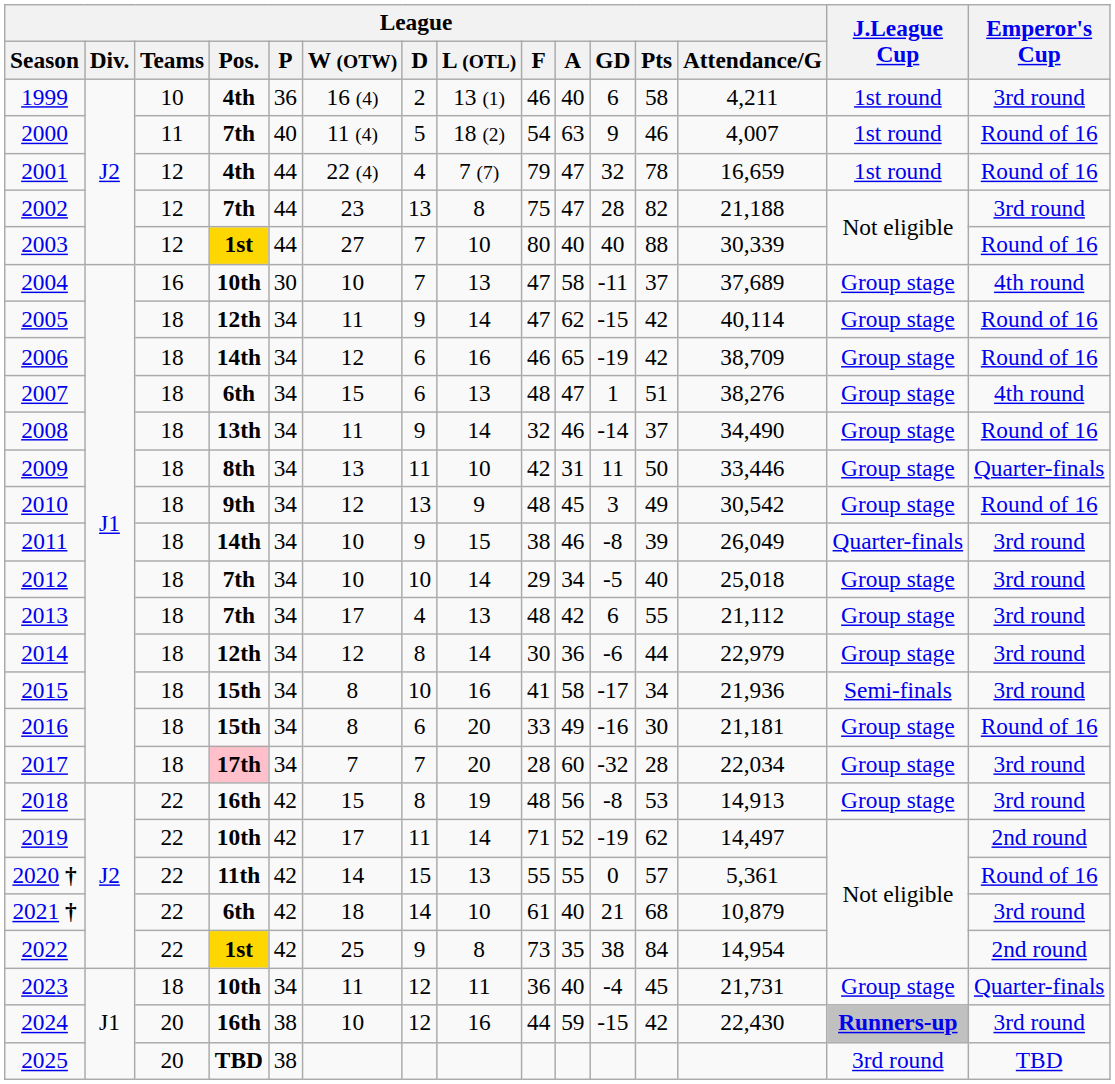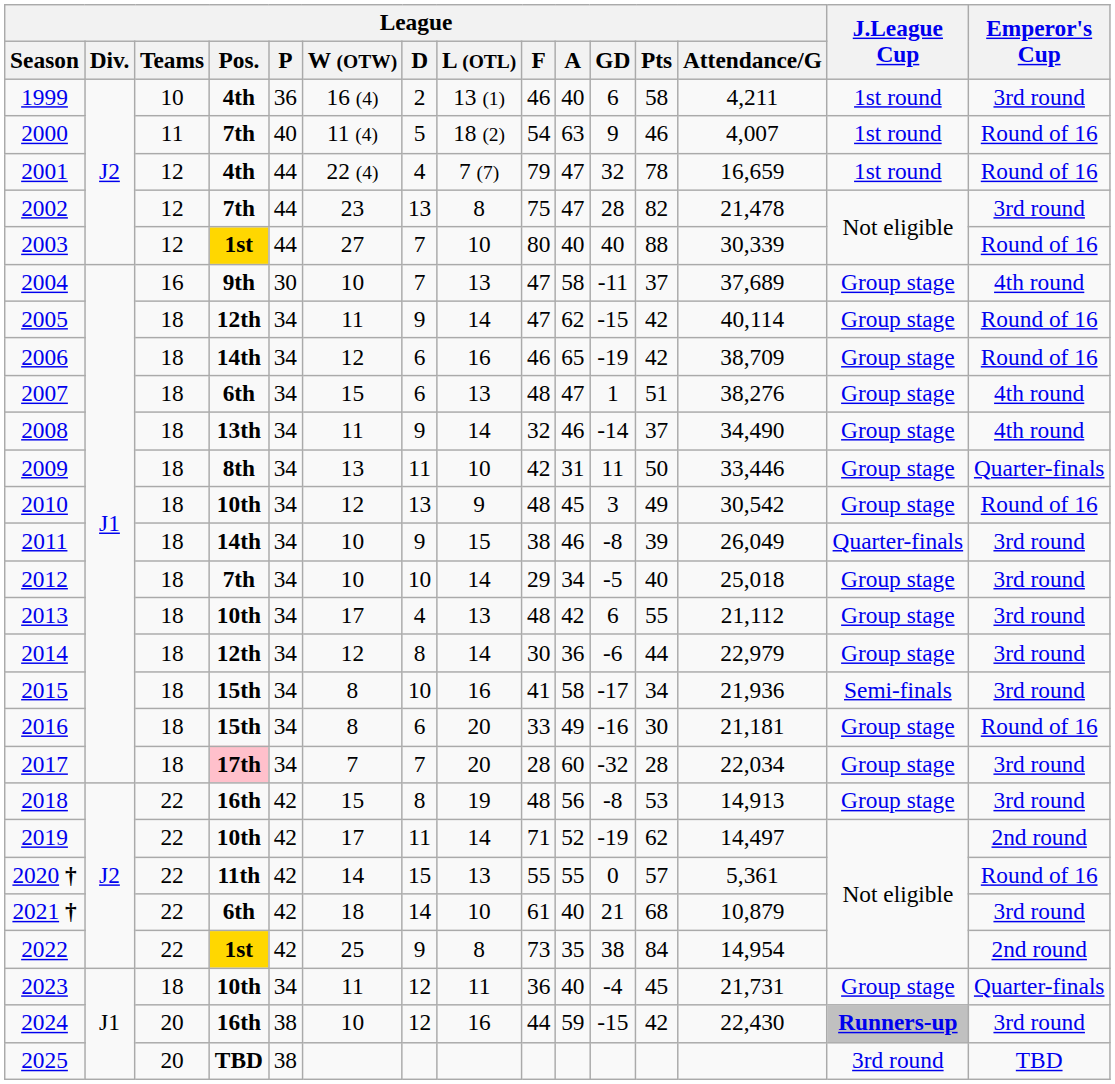(752, 208) 21,188 -> (752, 208) 21,478
(239, 282) 10th -> (239, 282) 9th
(1039, 430) Round of 16 -> (1039, 430) 4th round
(239, 504) 9th -> (239, 504) 10th
(239, 615) 7th -> (239, 615) 10th
